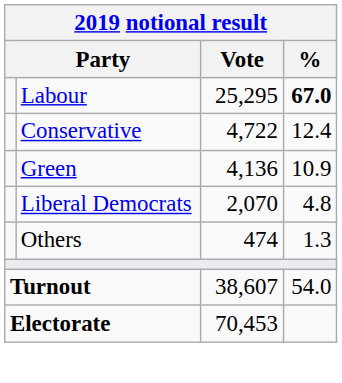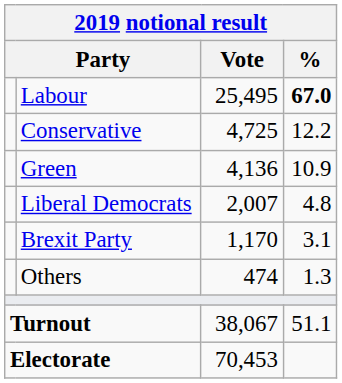(246, 95) 25,295 -> (246, 95) 25,495
(252, 131) 4,722 -> (252, 131) 4,725
(311, 131) 12.4 -> (311, 131) 12.2
(252, 204) 2,070 -> (252, 204) 2,007
+ row: (76, 240)
(246, 287) 38,607 -> (246, 323) 38,067
(311, 287) 54.0 -> (311, 323) 51.1
